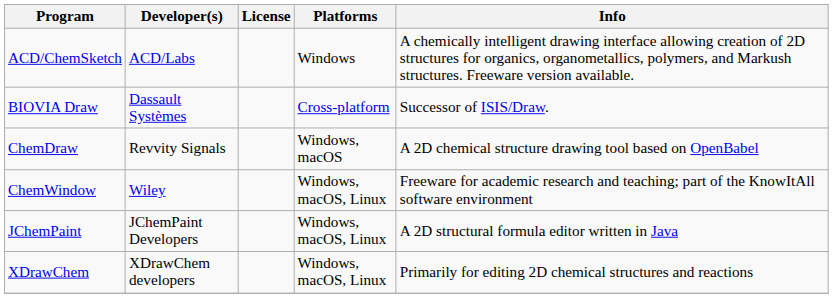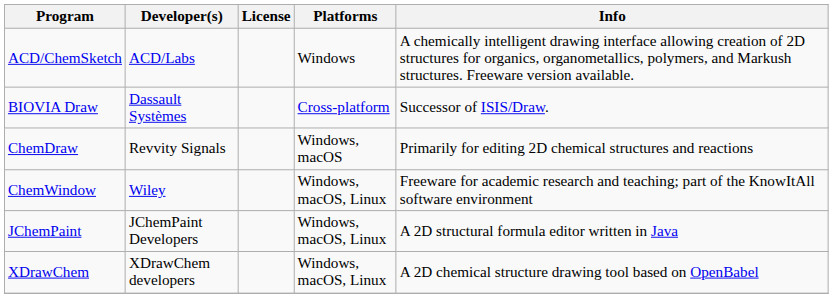(579, 148) A 2D chemical structure drawing tool based on OpenBabel -> (576, 148) Primarily for editing 2D chemical structures and reactions
(576, 272) Primarily for editing 2D chemical structures and reactions -> (579, 272) A 2D chemical structure drawing tool based on OpenBabel
